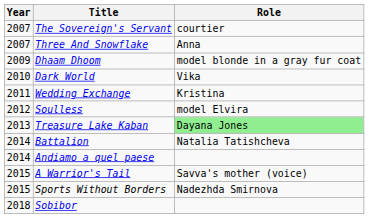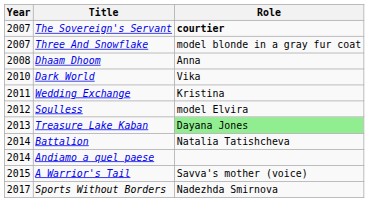(201, 29) normal -> (201, 29) bold
(189, 45) Anna -> (269, 45) model blonde in a gray fur coat
(19, 61) 2009 -> (19, 61) 2008
(269, 61) model blonde in a gray fur coat -> (189, 61) Anna
(19, 190) 2015 -> (19, 190) 2017
- row: (56, 206)
